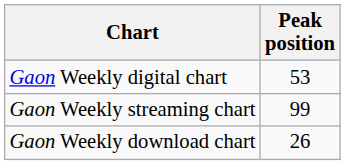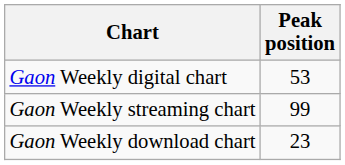(300, 142) 26 -> (300, 142) 23
